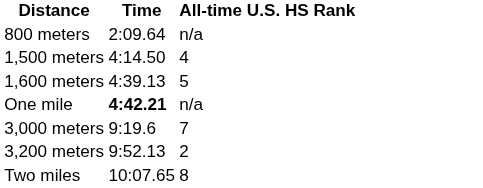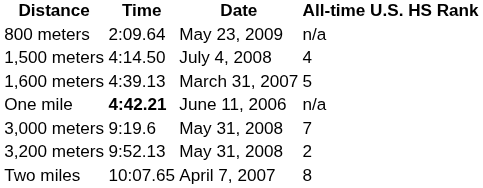+ column: (239, 10)
